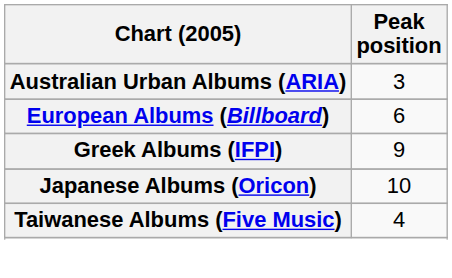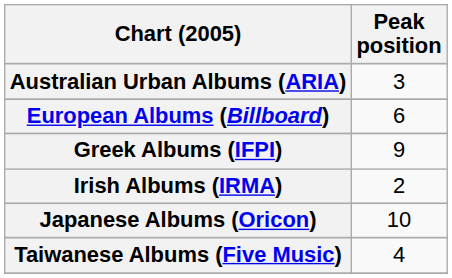+ row: (178, 185)
